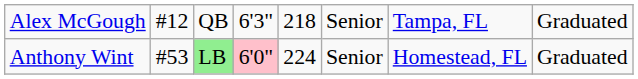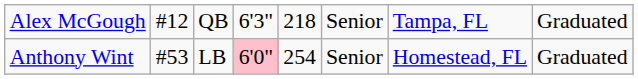(212, 56) lightgreen background -> (212, 56) no background
(300, 56) 224 -> (300, 56) 254
